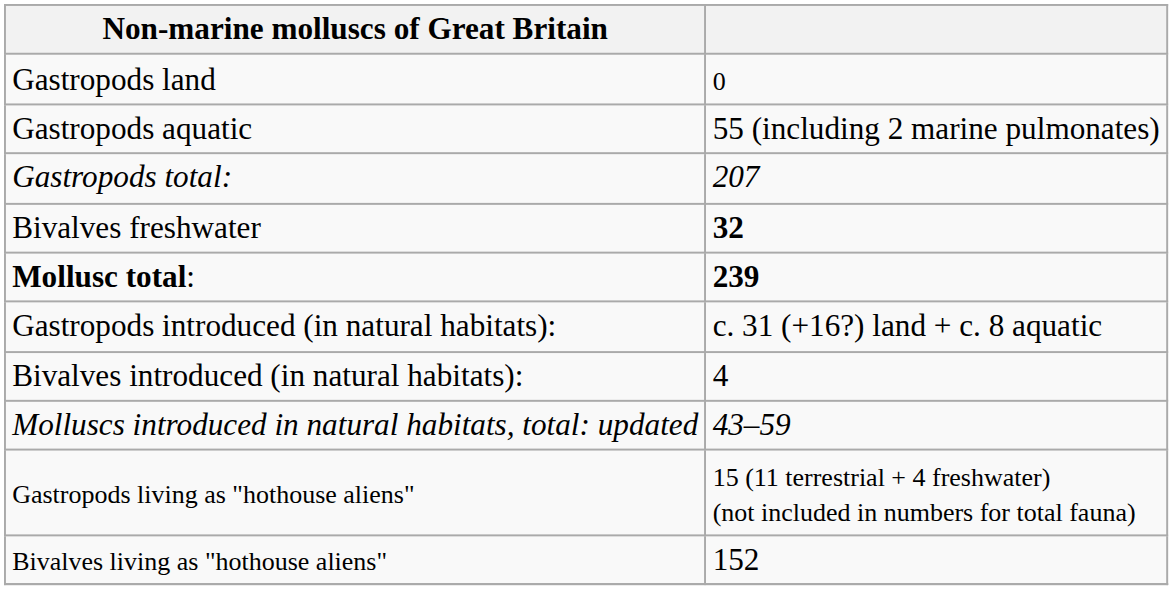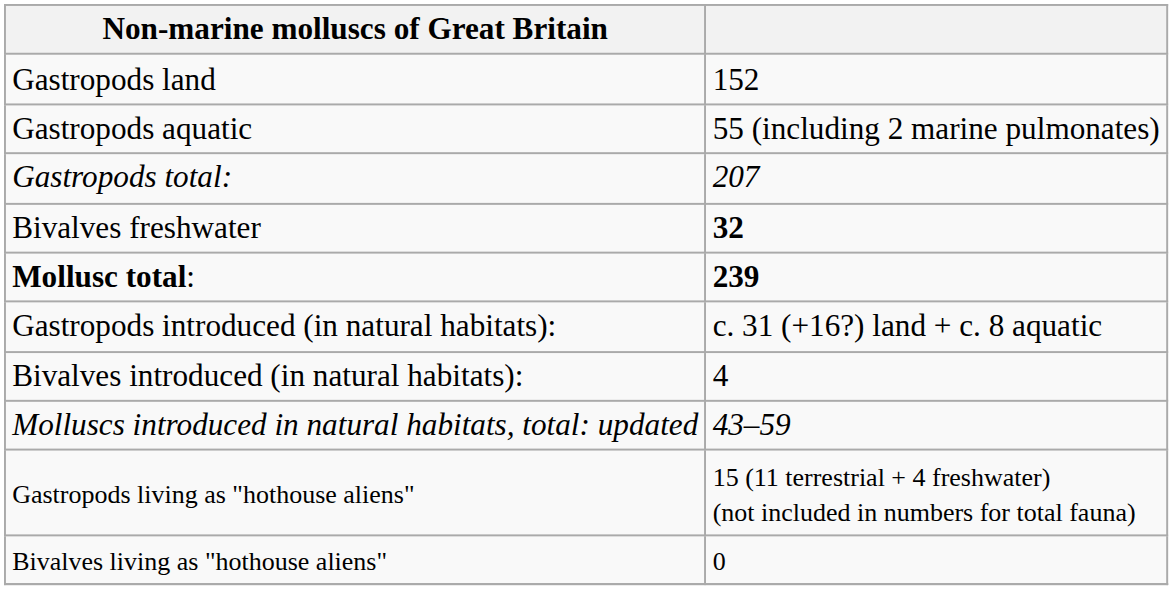(719, 80) 0 -> (736, 78) 152
(736, 559) 152 -> (719, 561) 0
